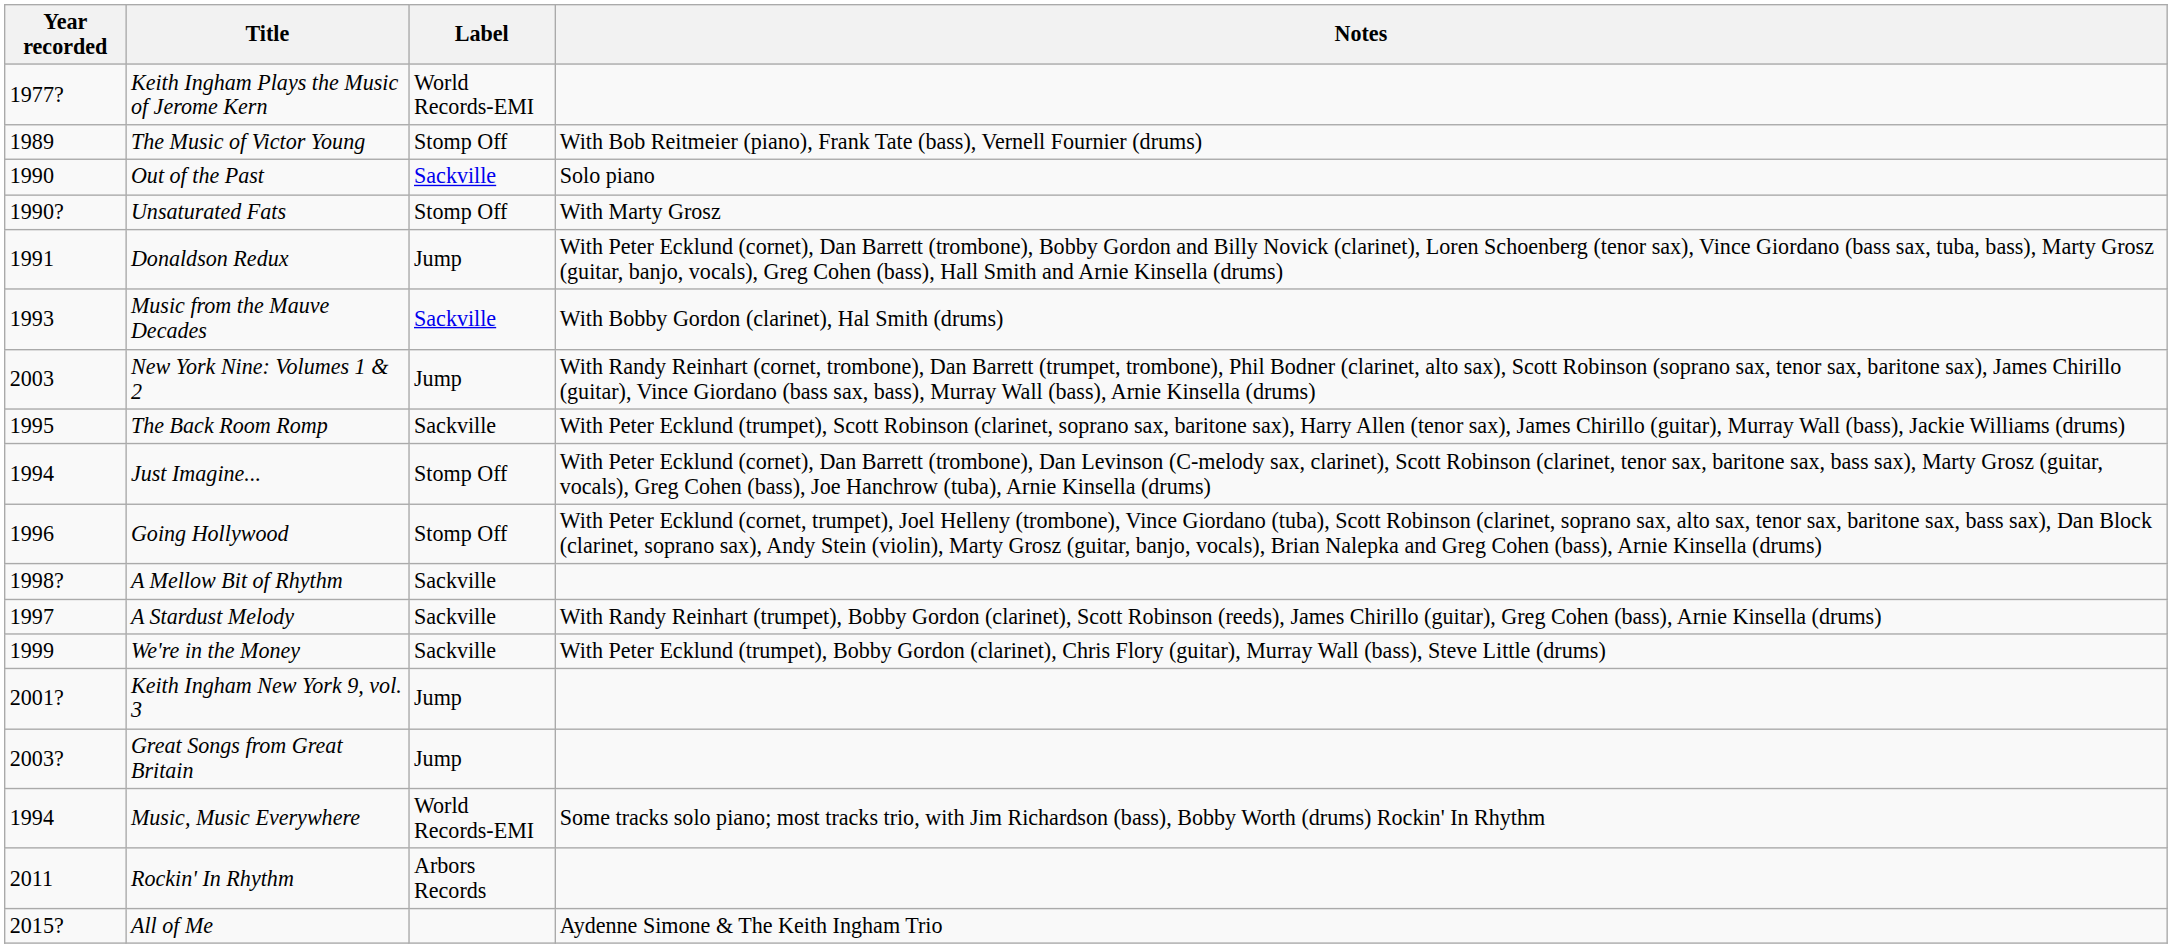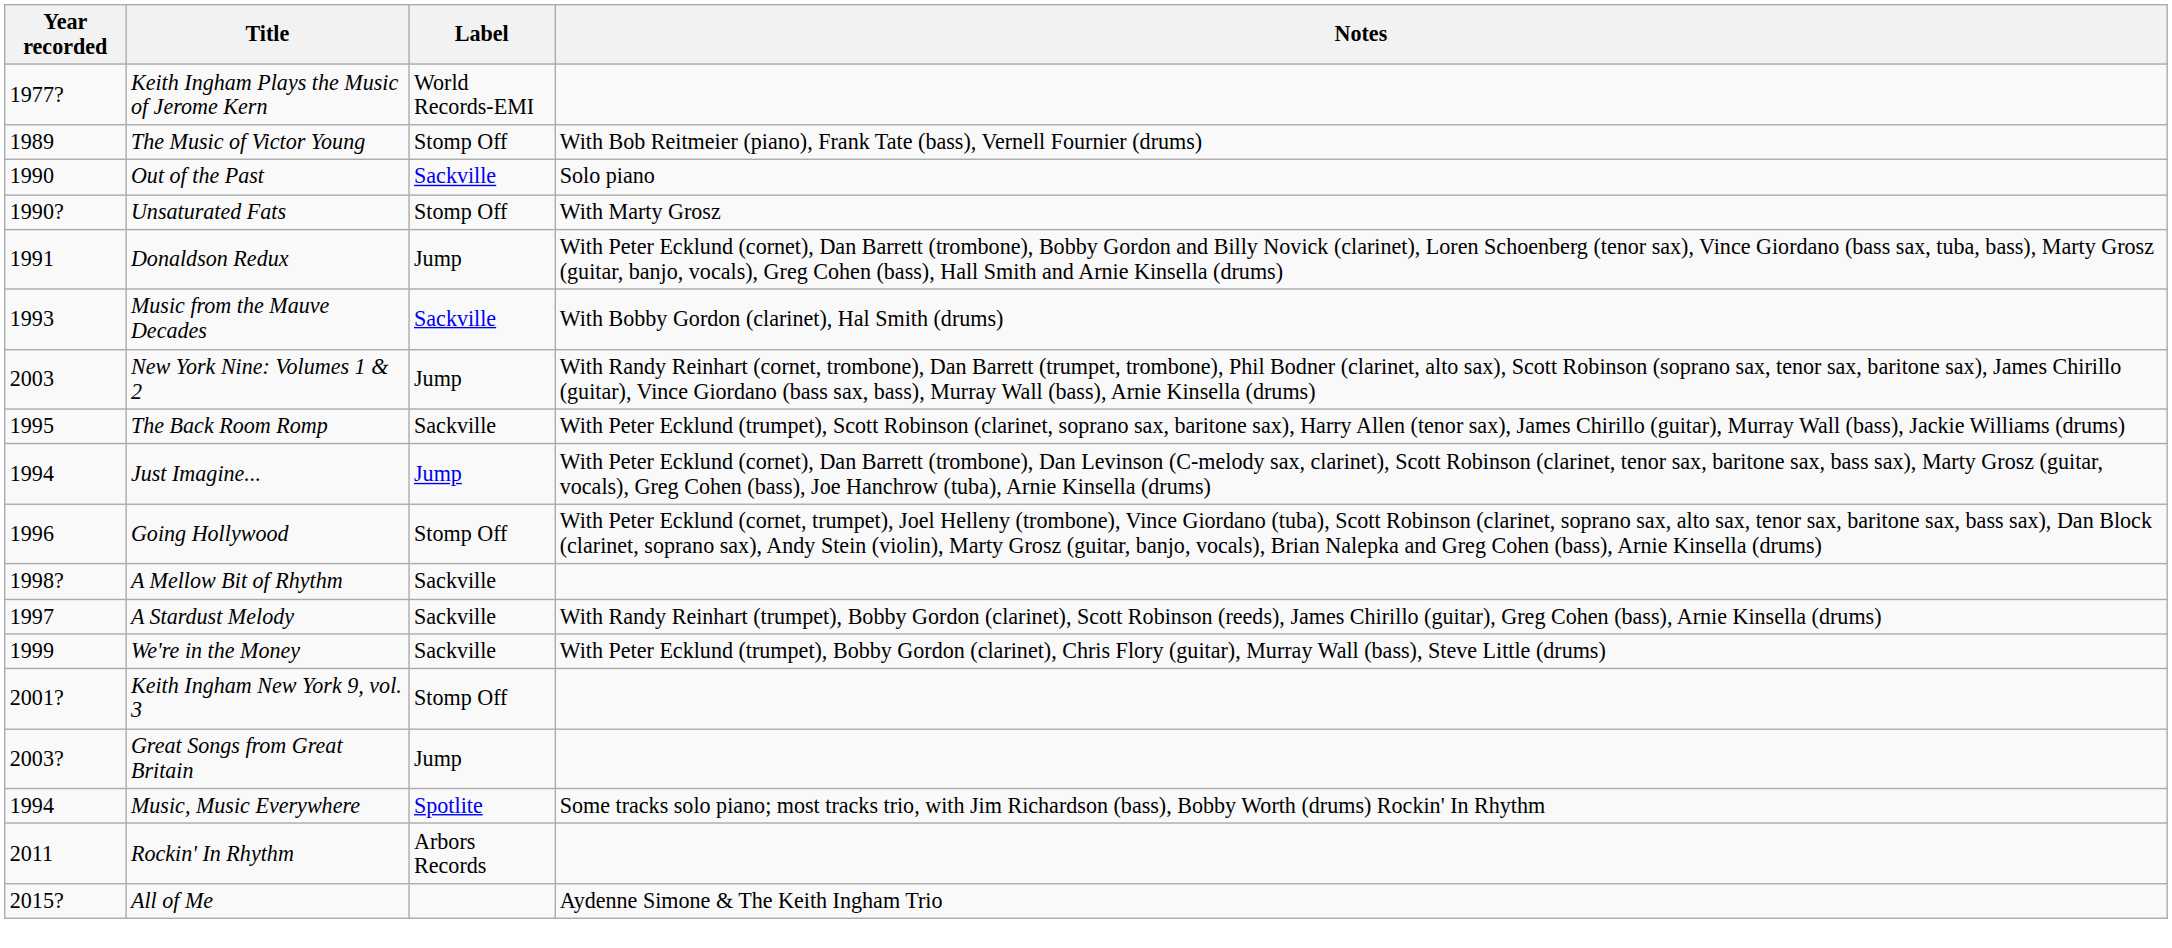(461, 473) Stomp Off -> (438, 473) Jump
(438, 698) Jump -> (461, 698) Stomp Off
(474, 818) World Records-EMI -> (448, 805) Spotlite
